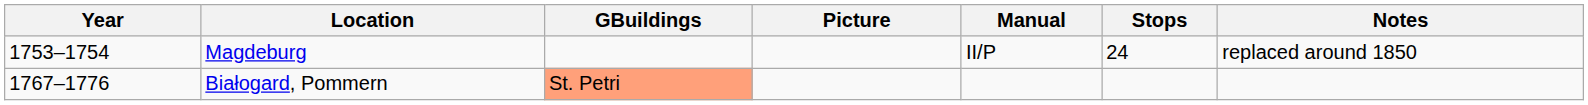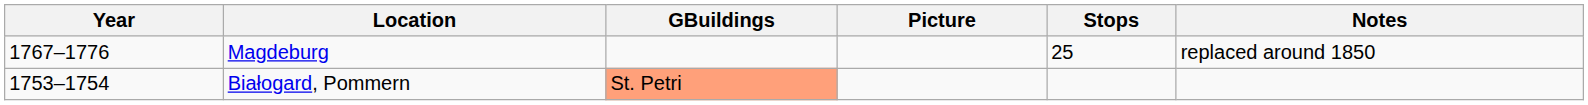- column: (1031, 20)
(59, 52) 1753–1754 -> (59, 52) 1767–1776
(1117, 52) 24 -> (1062, 52) 25
(59, 83) 1767–1776 -> (59, 83) 1753–1754
